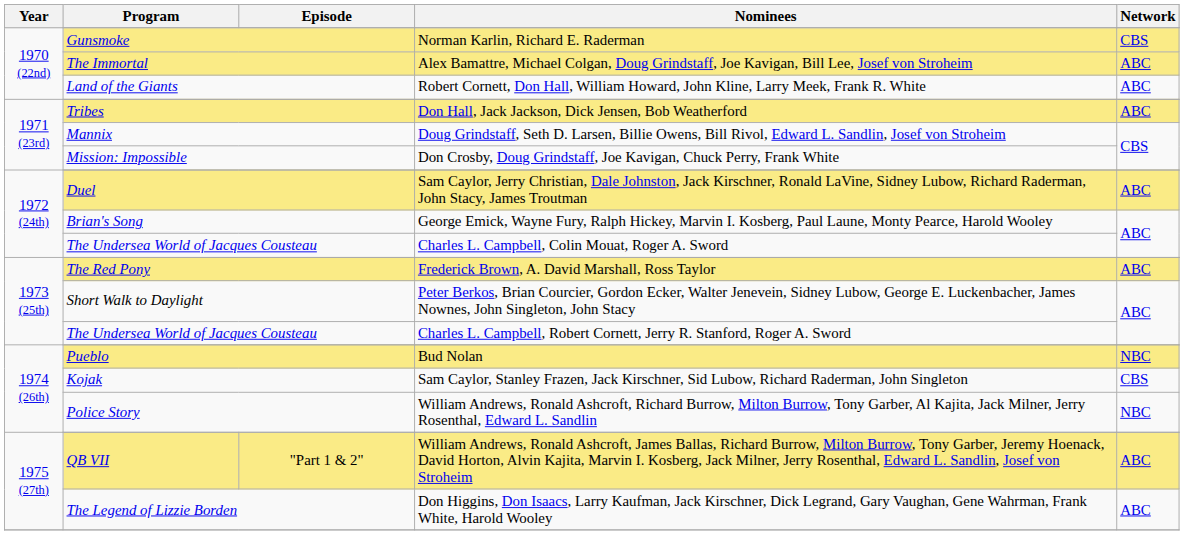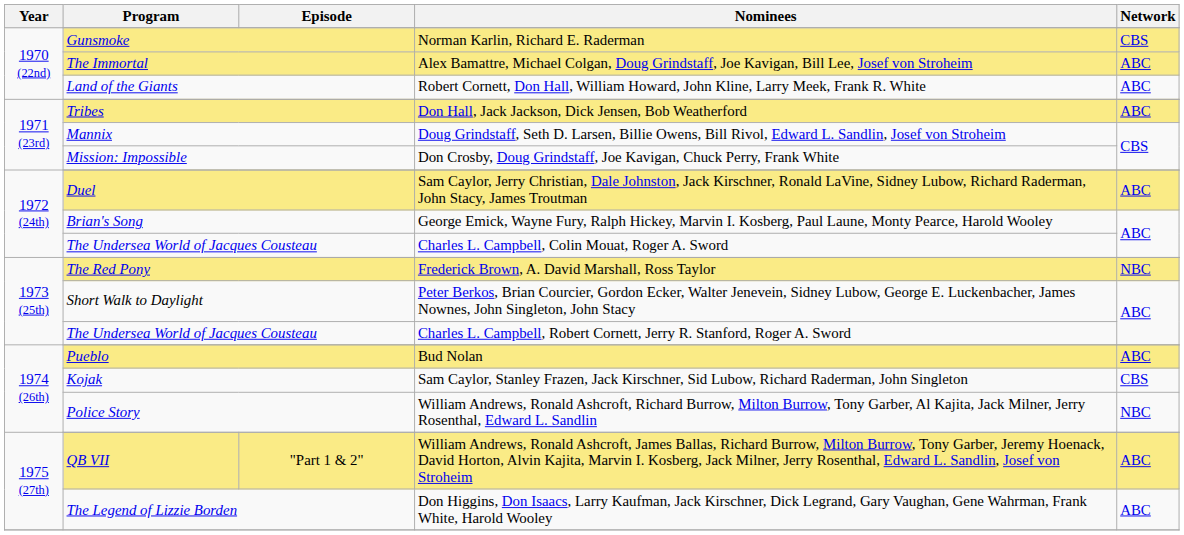(1136, 269) ABC -> (1136, 269) NBC
(1136, 356) NBC -> (1136, 356) ABC
